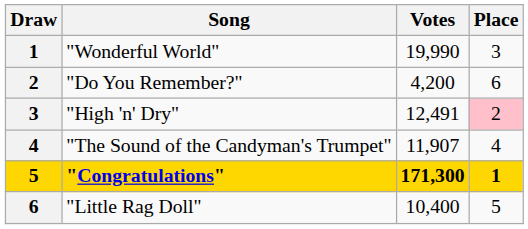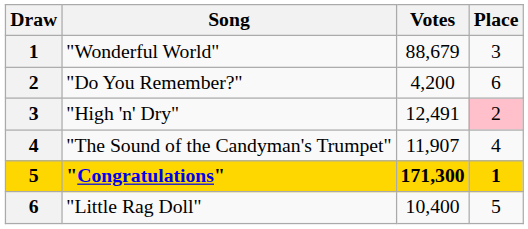(433, 51) 19,990 -> (433, 51) 88,679
